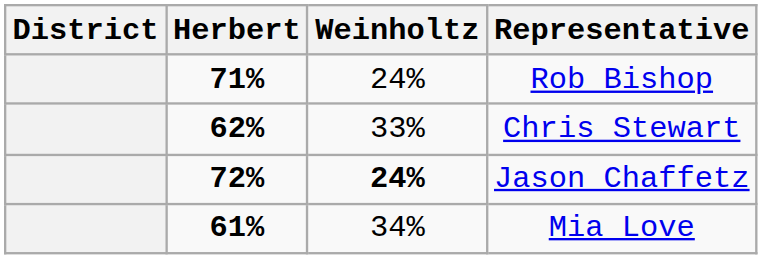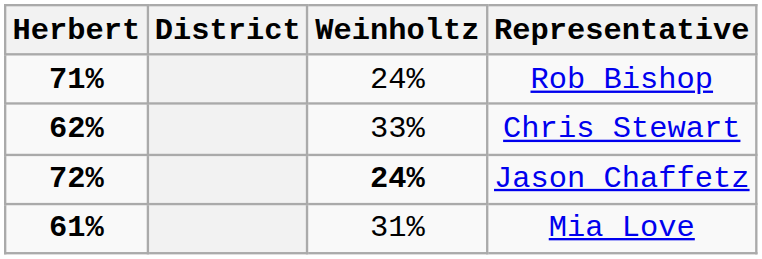columns swapped: (85, 30) <-> (237, 30)
(397, 228) 34% -> (397, 228) 31%
